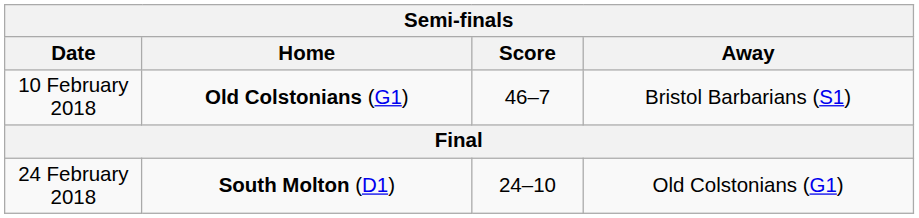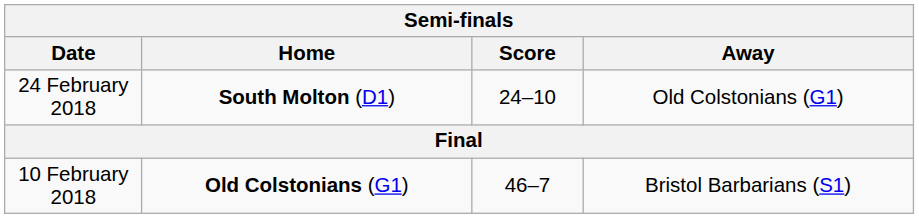rows swapped: (73, 97) <-> (73, 185)
